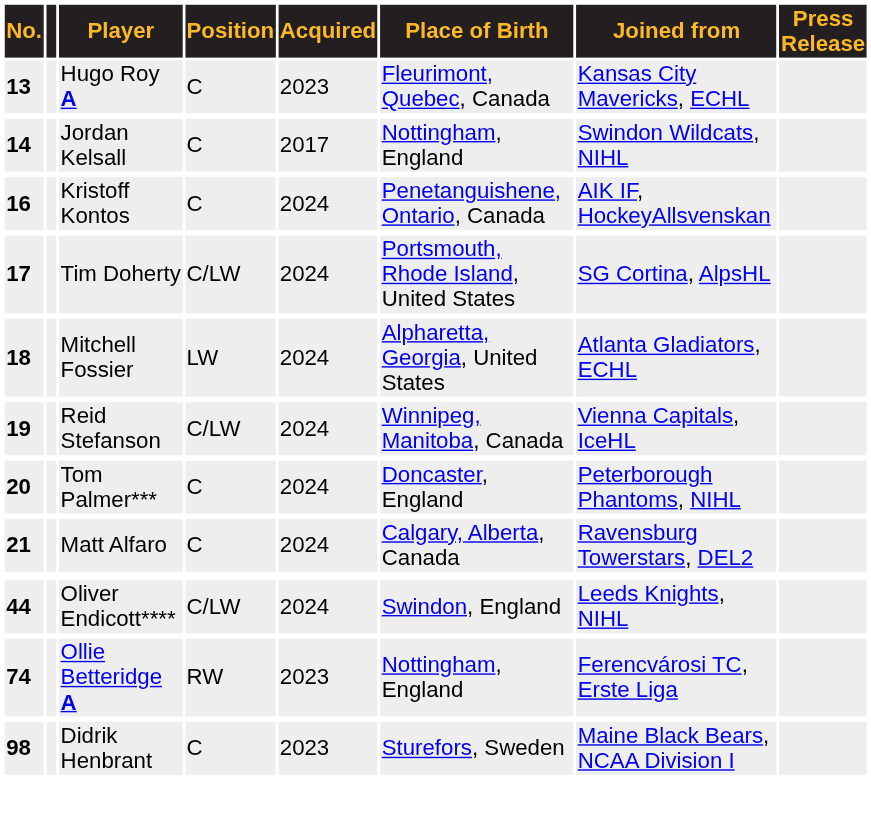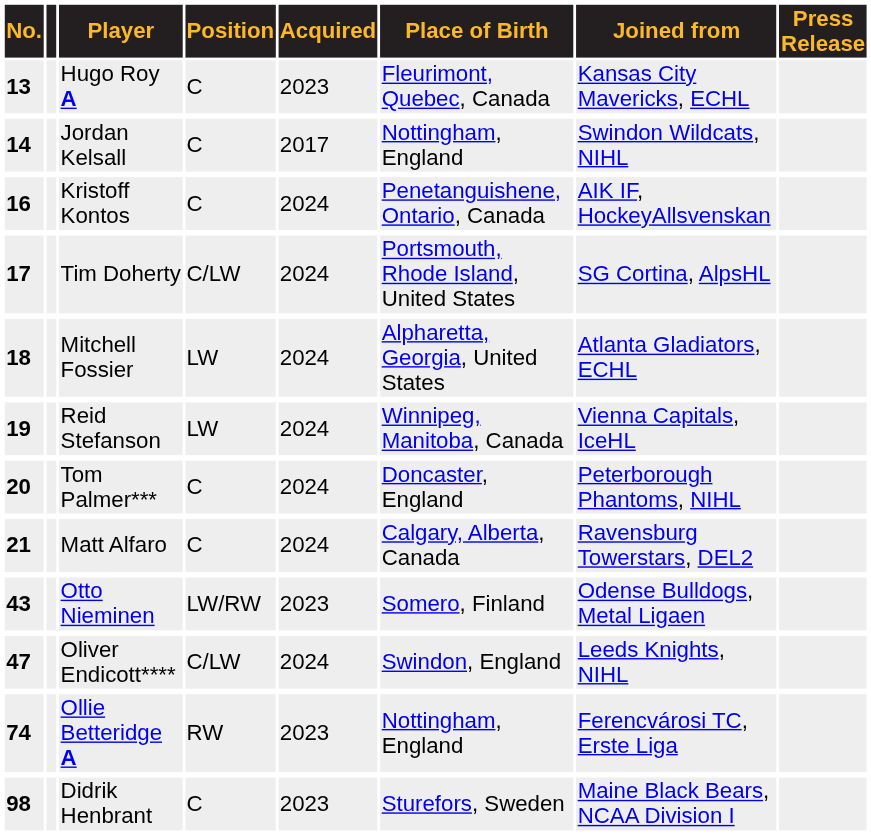(213, 428) C/LW -> (202, 428) LW
+ row: (108, 603)
(19, 606) 44 -> (19, 662) 47
